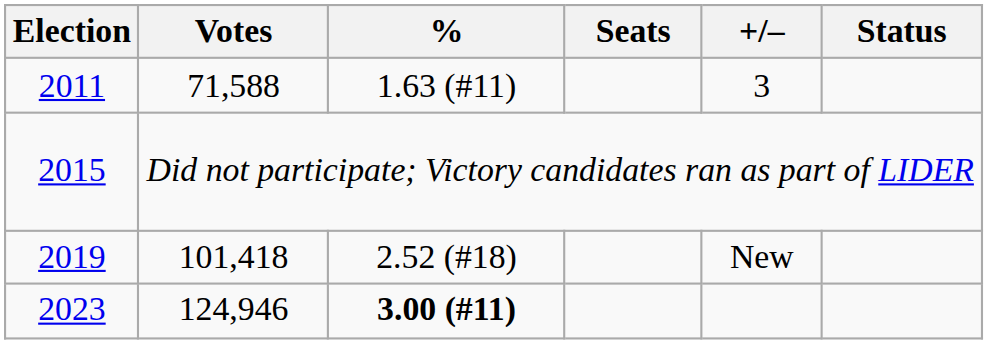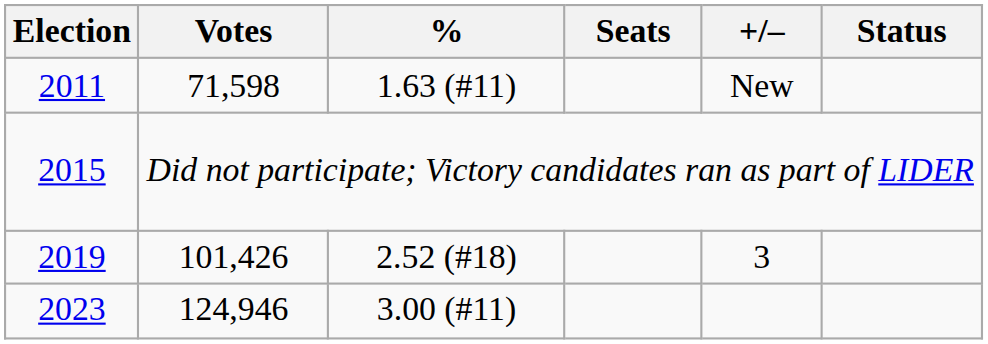(234, 84) 71,588 -> (234, 84) 71,598
(762, 84) 3 -> (762, 84) New
(234, 256) 101,418 -> (234, 256) 101,426
(762, 256) New -> (762, 256) 3
(447, 310) bold -> (447, 310) normal
